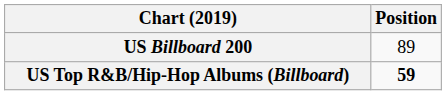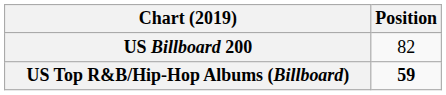(406, 47) 89 -> (406, 47) 82
